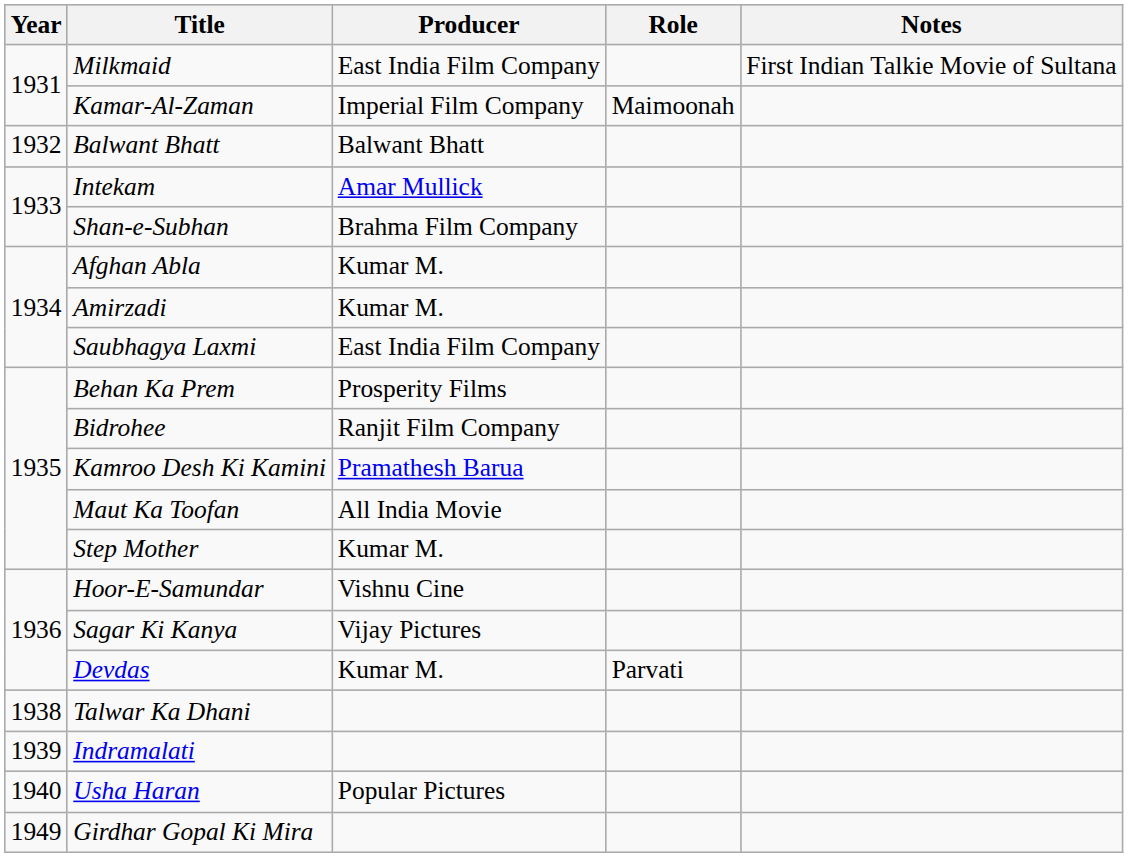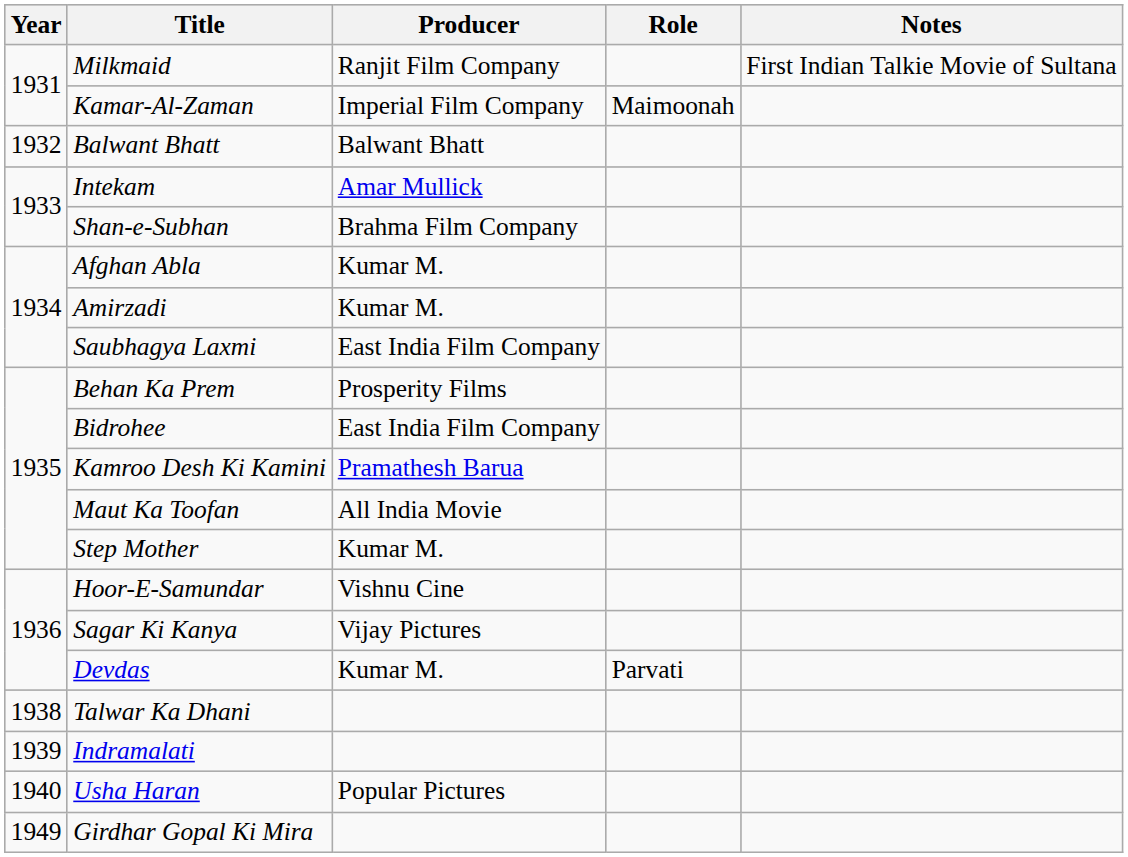(469, 65) East India Film Company -> (449, 65) Ranjit Film Company
(449, 428) Ranjit Film Company -> (469, 428) East India Film Company
